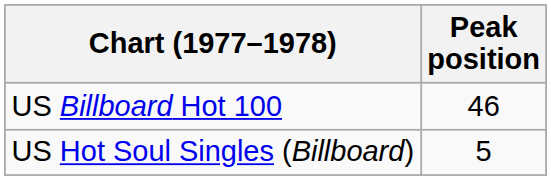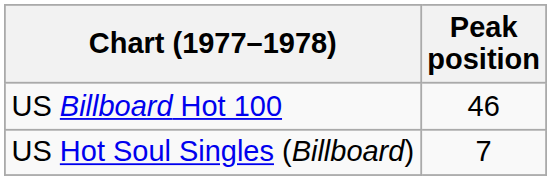(484, 151) 5 -> (484, 151) 7
